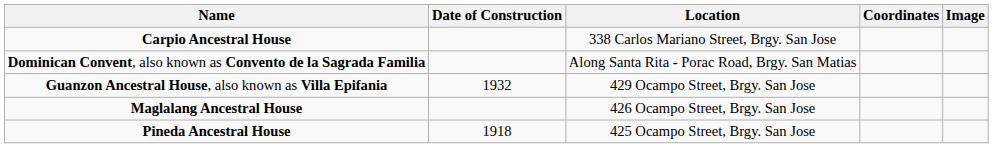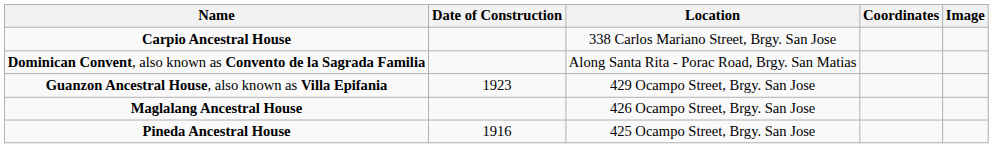(497, 85) 1932 -> (497, 85) 1923
(497, 131) 1918 -> (497, 131) 1916
